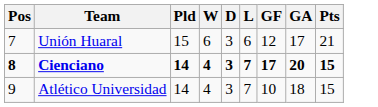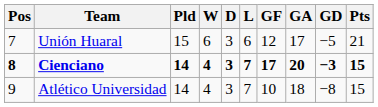+ column: (331, 16)
